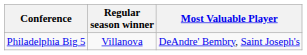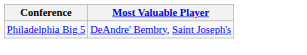- column: (122, 18)
